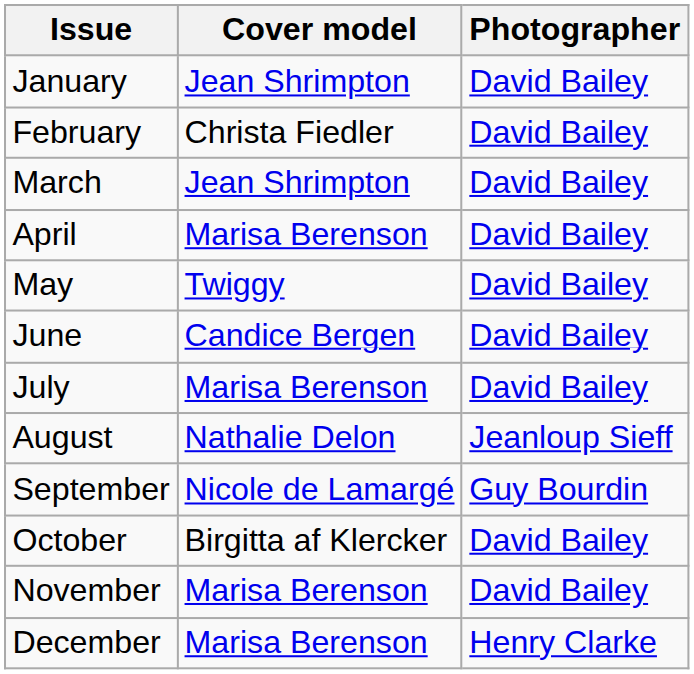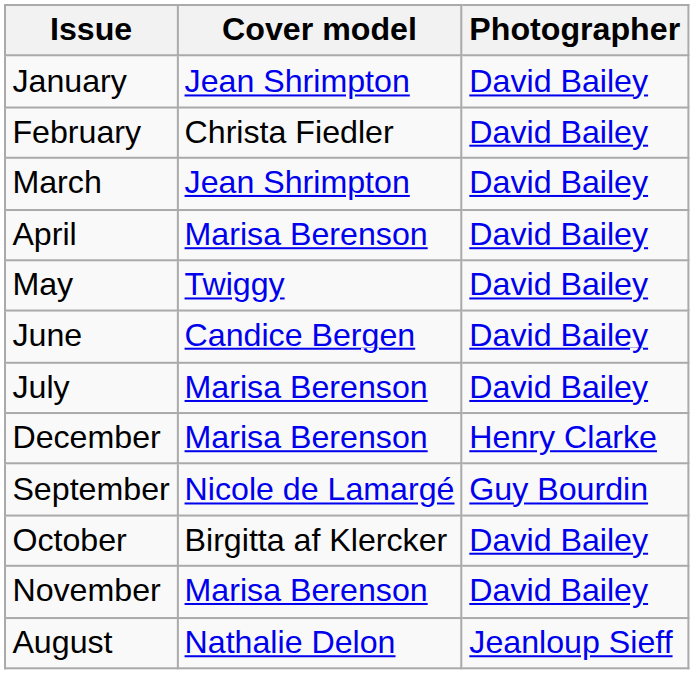rows swapped: (62, 438) <-> (87, 642)
